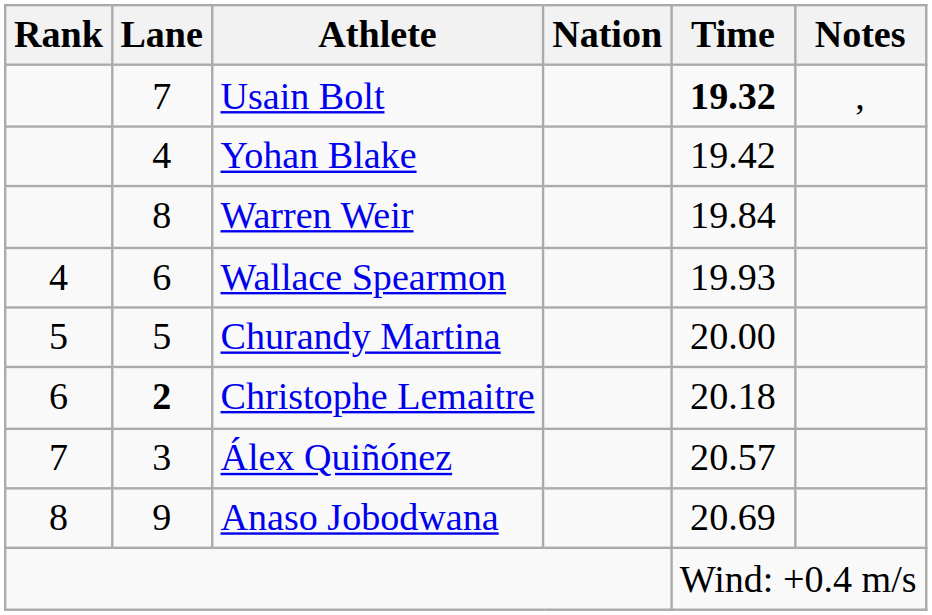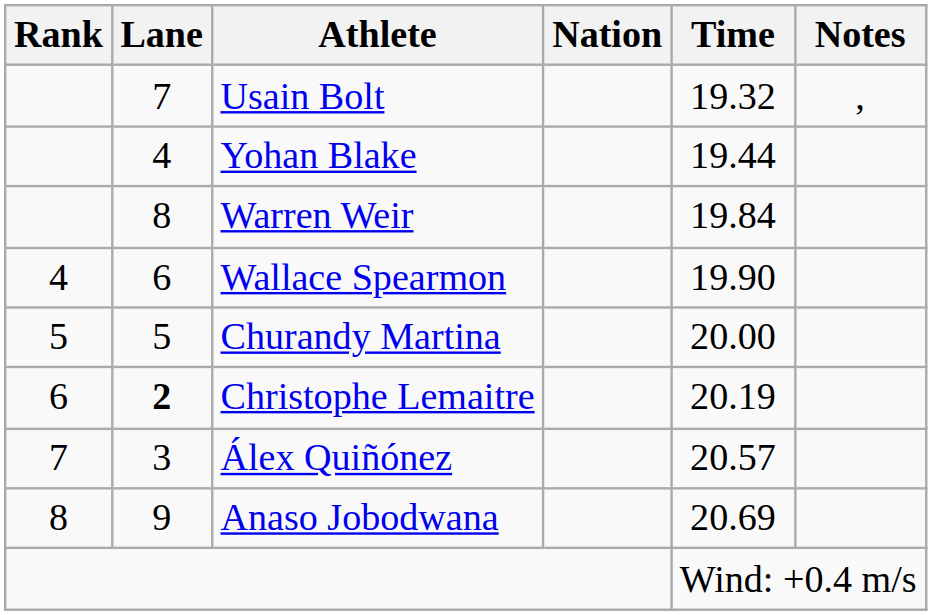(733, 95) bold -> (733, 95) normal
(733, 155) 19.42 -> (733, 155) 19.44
(733, 276) 19.93 -> (733, 276) 19.90
(733, 397) 20.18 -> (733, 397) 20.19
